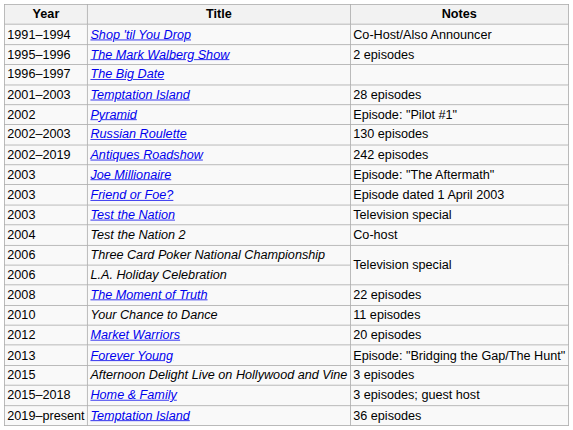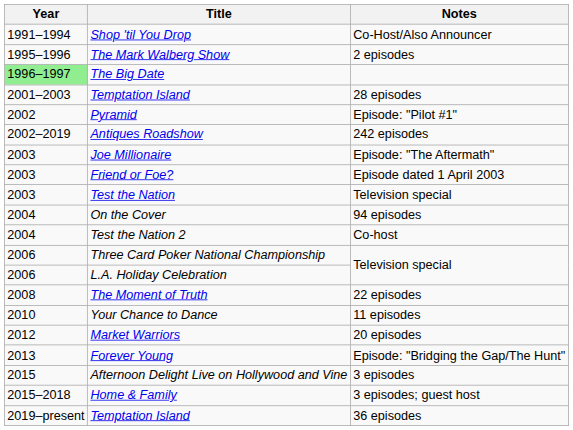(39, 74) no background -> (39, 74) lightgreen background
- row: (139, 134)
+ row: (128, 214)
